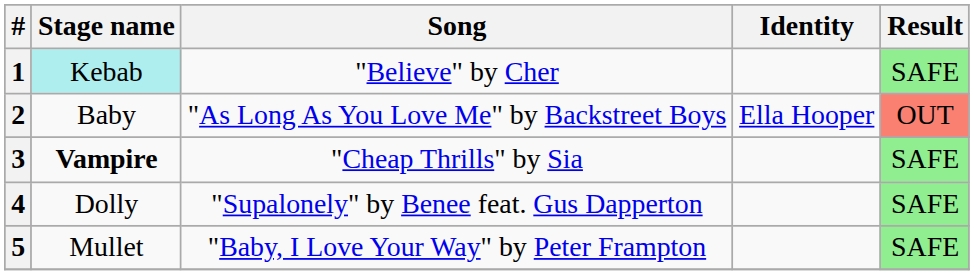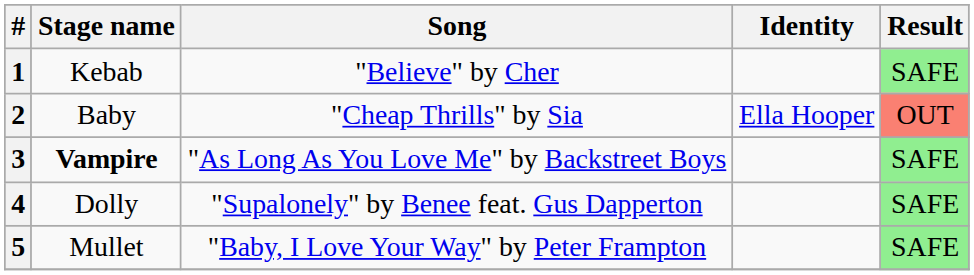(106, 70) paleturquoise background -> (106, 70) no background
(457, 114) "As Long As You Love Me" by Backstreet Boys -> (457, 114) "Cheap Thrills" by Sia
(457, 159) "Cheap Thrills" by Sia -> (457, 159) "As Long As You Love Me" by Backstreet Boys
